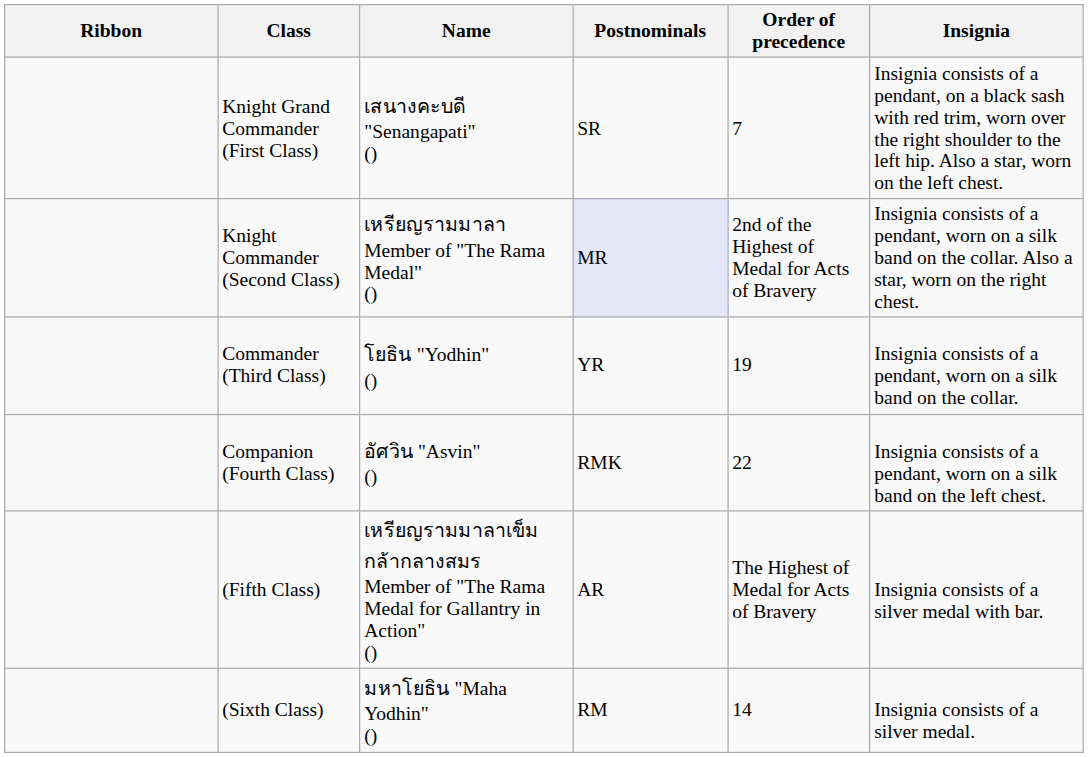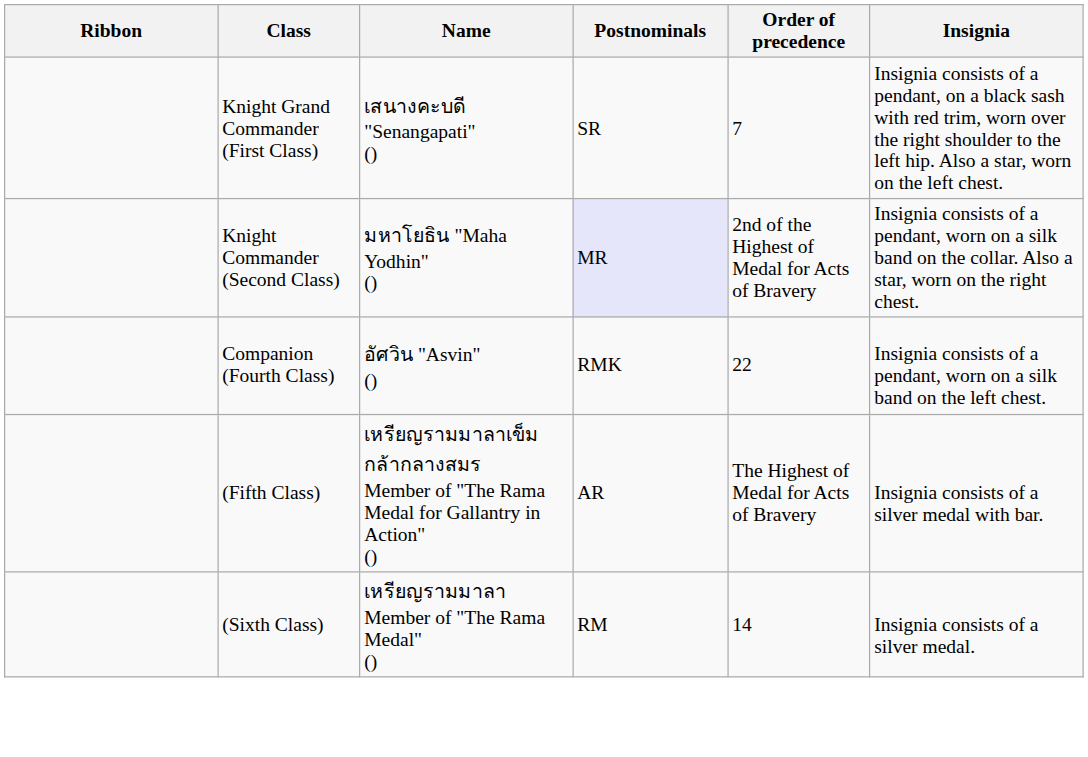(455, 260) เหรียญรามมาลา Member of "The Rama Medal" () -> (436, 260) มหาโยธิน "Maha Yodhin" ()
- row: (274, 365)
(436, 712) มหาโยธิน "Maha Yodhin" () -> (455, 626) เหรียญรามมาลา Member of "The Rama Medal" ()
